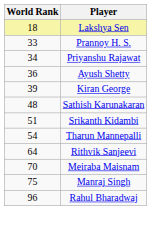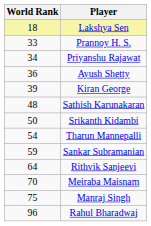(32, 120) 51 -> (32, 120) 50
+ row: (104, 151)
